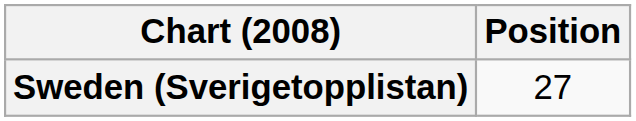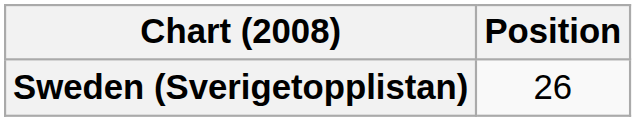(553, 87) 27 -> (553, 87) 26
